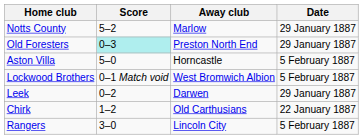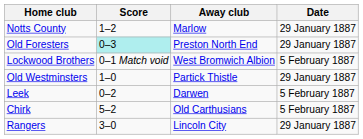(108, 28) 5–2 -> (108, 28) 1–2
- row: (31, 61)
+ row: (47, 77)
(318, 93) 29 January 1887 -> (317, 93) 5 February 1887
(108, 110) 1–2 -> (108, 110) 5–2
(318, 110) 22 January 1887 -> (317, 110) 5 February 1887
(317, 126) 5 February 1887 -> (318, 126) 29 January 1887
